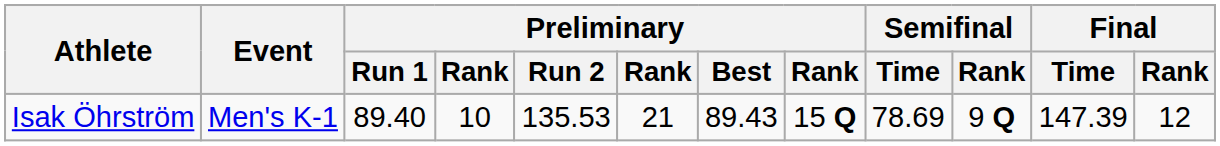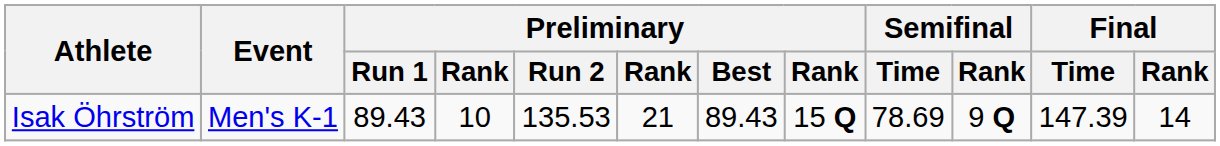(390, 118) 89.40 -> (390, 118) 89.43
(1175, 118) 12 -> (1175, 118) 14
